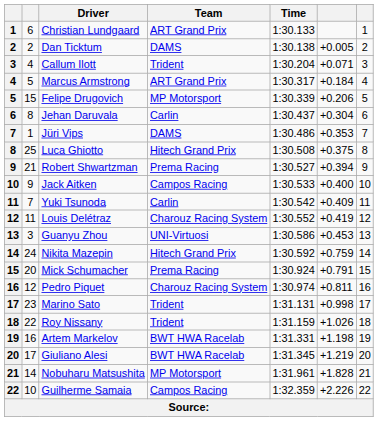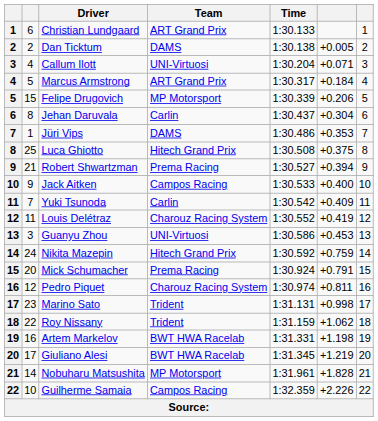(167, 64) Trident -> (179, 64) UNI-Virtuosi
(337, 321) +1.026 -> (337, 321) +1.062
